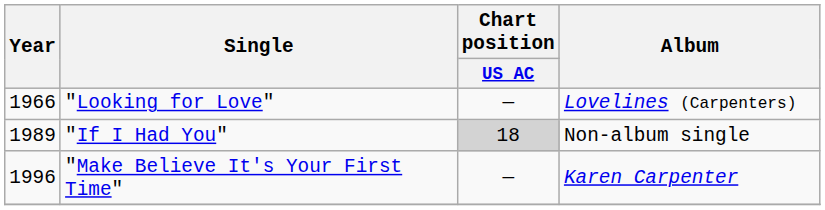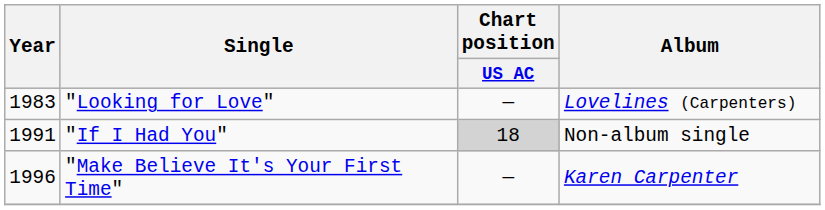(33, 104) 1966 -> (33, 104) 1983
(33, 135) 1989 -> (33, 135) 1991
